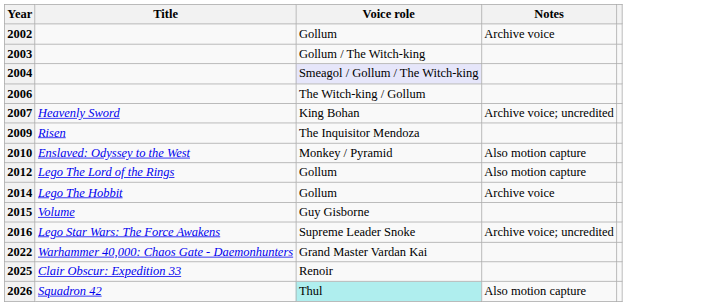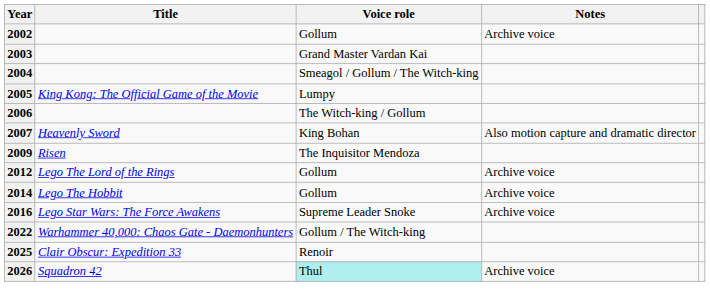(362, 53) Gollum / The Witch-king -> (363, 53) Grand Master Vardan Kai
(389, 73) lavender background -> (389, 73) no background
+ row: (20, 93)
(549, 113) Archive voice; uncredited -> (590, 133) Also motion capture and dramatic director
- row: (20, 152)
(535, 172) Also motion capture -> (519, 172) Archive voice
- row: (20, 212)
(549, 232) Archive voice; uncredited -> (519, 212) Archive voice
(363, 251) Grand Master Vardan Kai -> (362, 232) Gollum / The Witch-king
(535, 291) Also motion capture -> (519, 271) Archive voice
